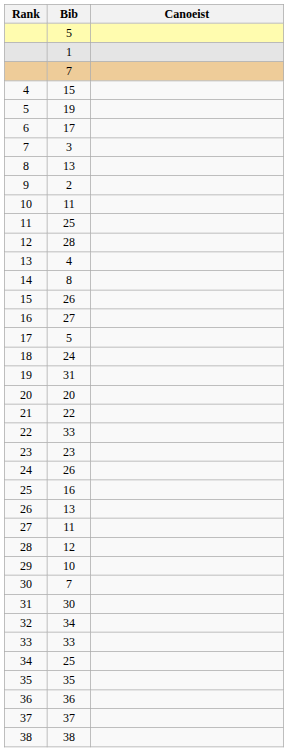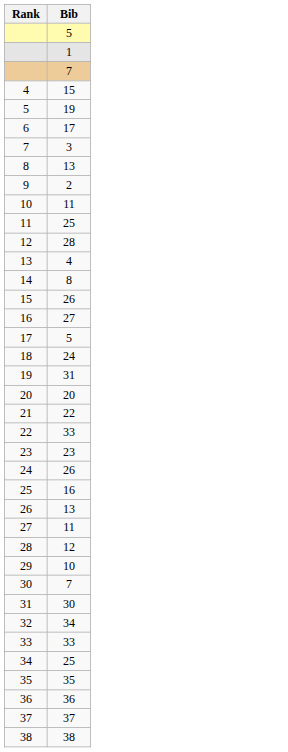- column: (187, 14)
